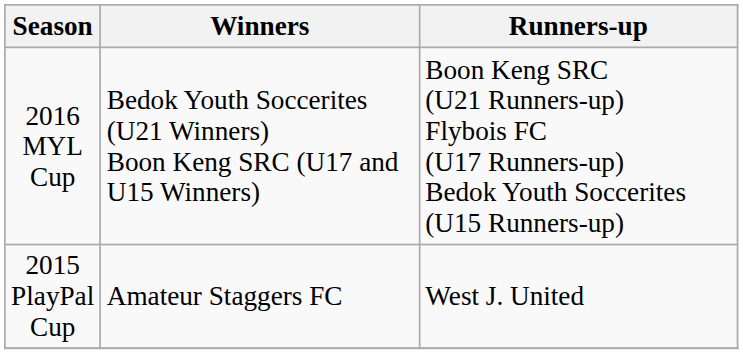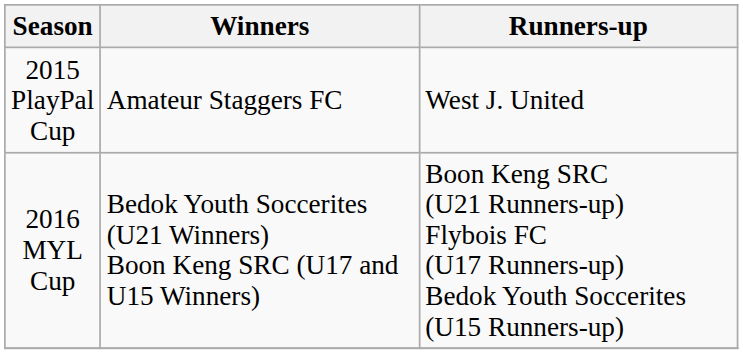rows swapped: (53, 295) <-> (53, 145)
